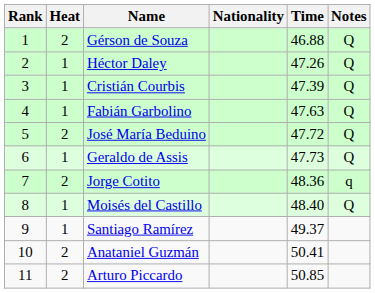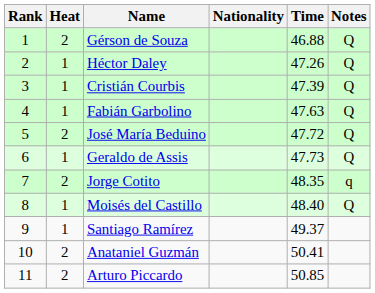(308, 181) 48.36 -> (308, 181) 48.35
